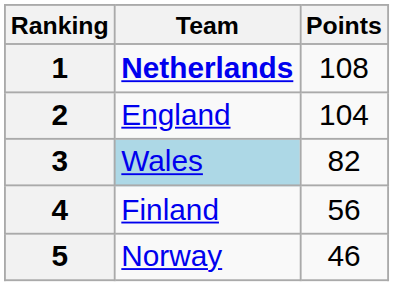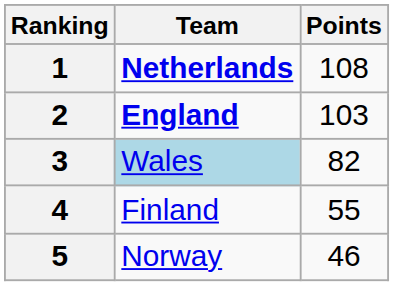(176, 114) normal -> (180, 114) bold
(344, 114) 104 -> (344, 114) 103
(344, 209) 56 -> (344, 209) 55
